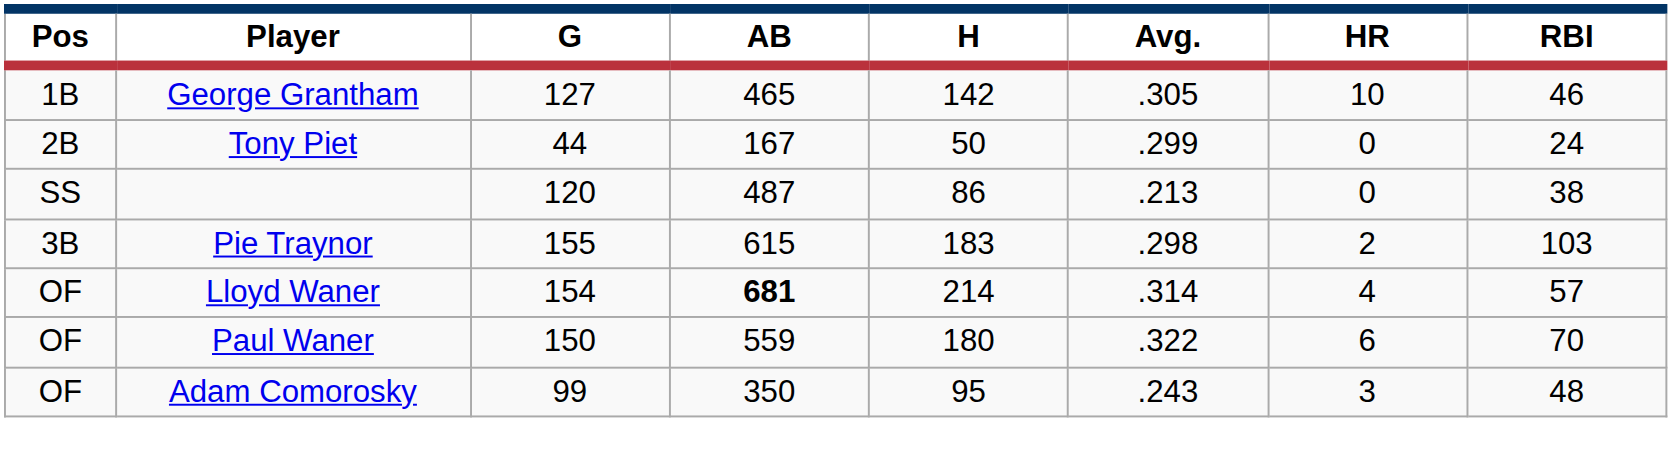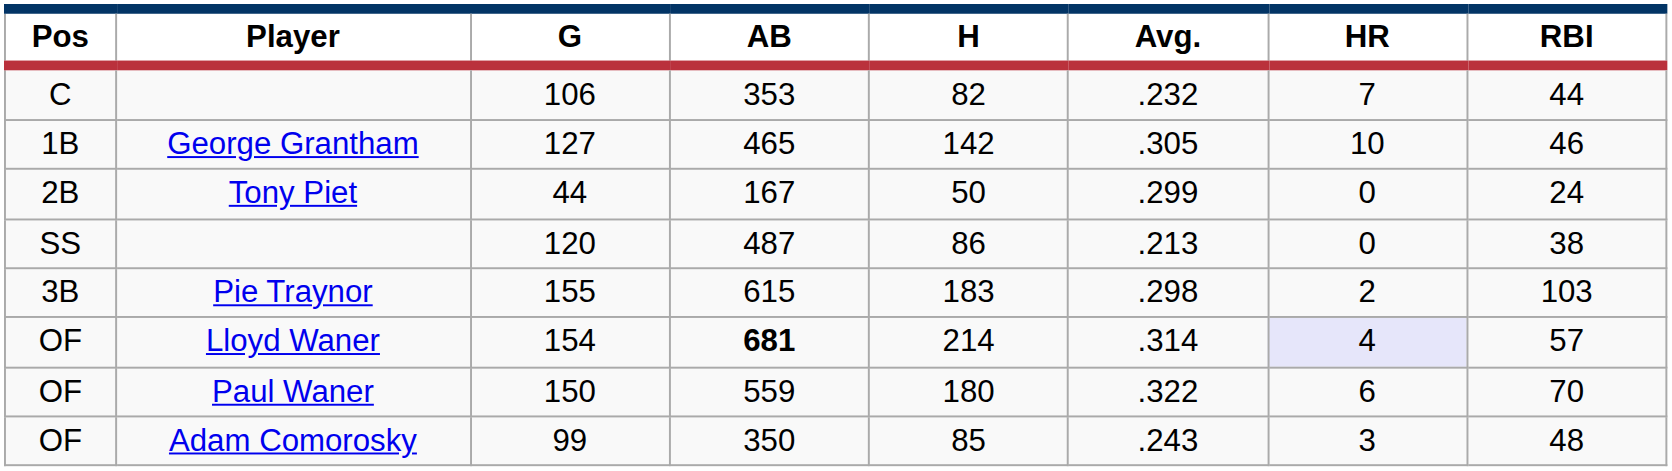+ row: (570, 94)
(1367, 292) no background -> (1367, 341) lavender background
(969, 391) 95 -> (969, 440) 85
